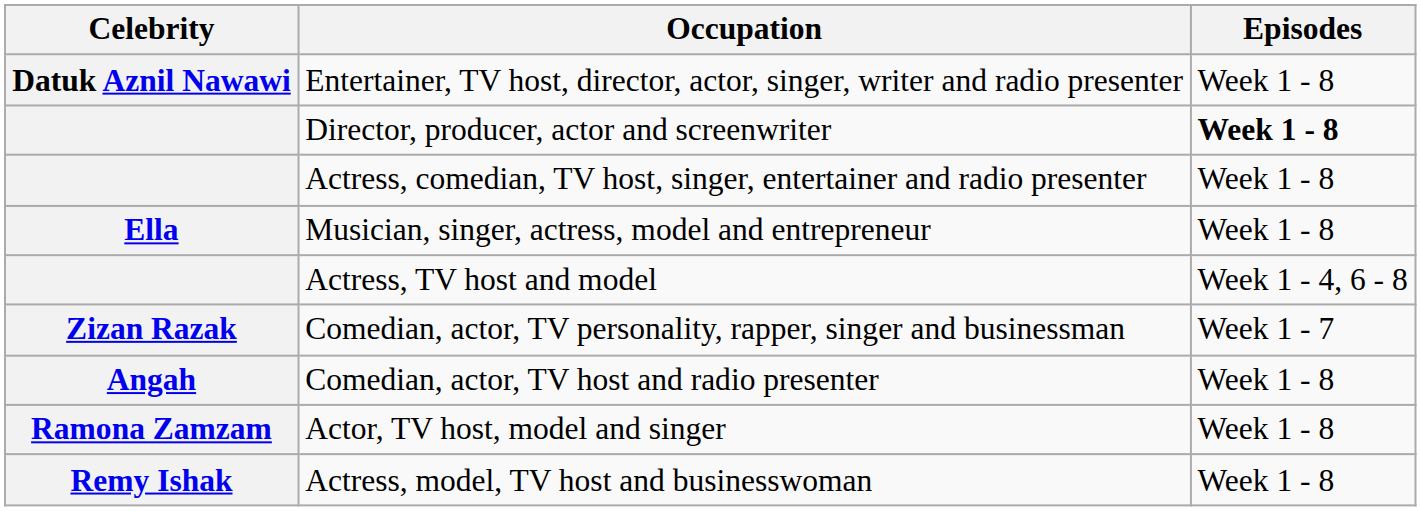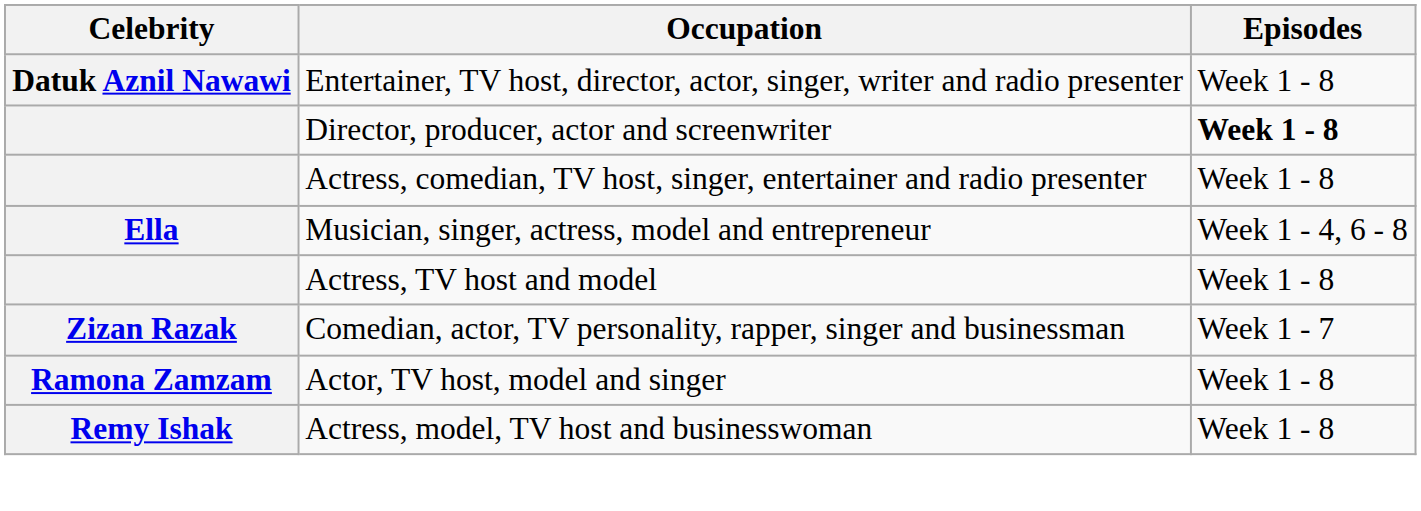(1266, 229) Week 1 - 8 -> (1303, 229) Week 1 - 4, 6 - 8
(1303, 279) Week 1 - 4, 6 - 8 -> (1266, 279) Week 1 - 8
- row: (592, 379)
